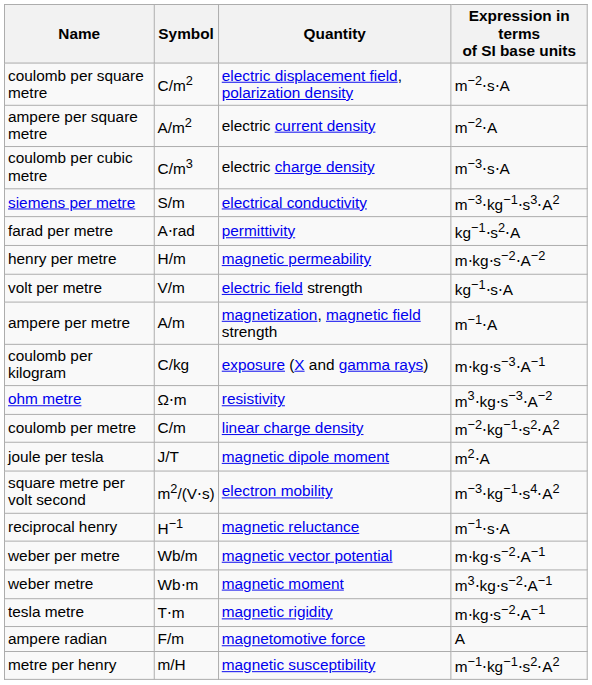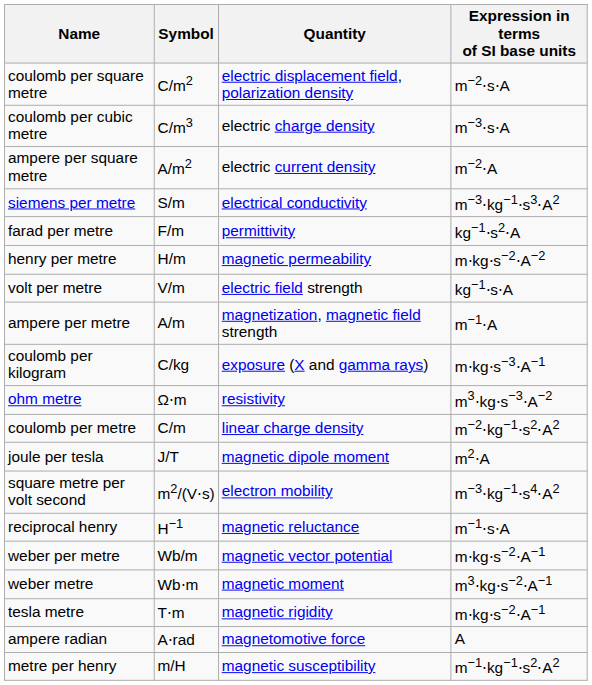rows swapped: (70, 167) <-> (73, 125)
(176, 231) A⋅rad -> (171, 231) F/m
(171, 639) F/m -> (176, 640) A⋅rad
